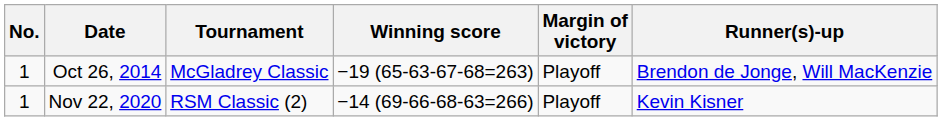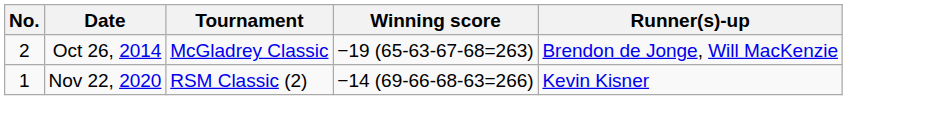- column: (585, 30)
(24, 71) 1 -> (24, 50) 2
